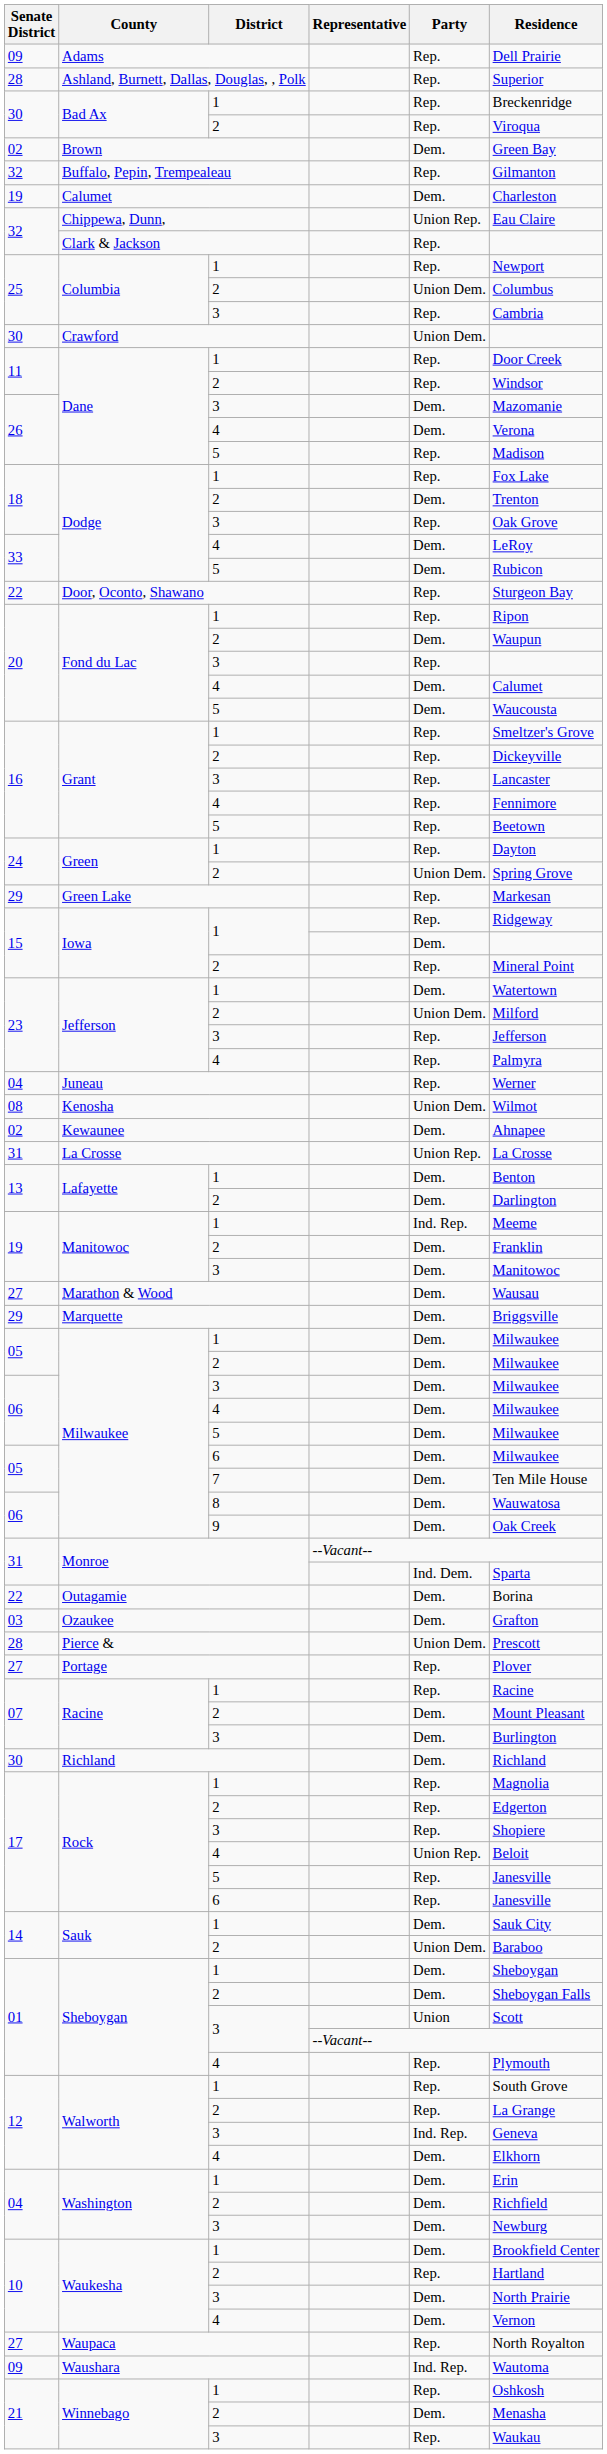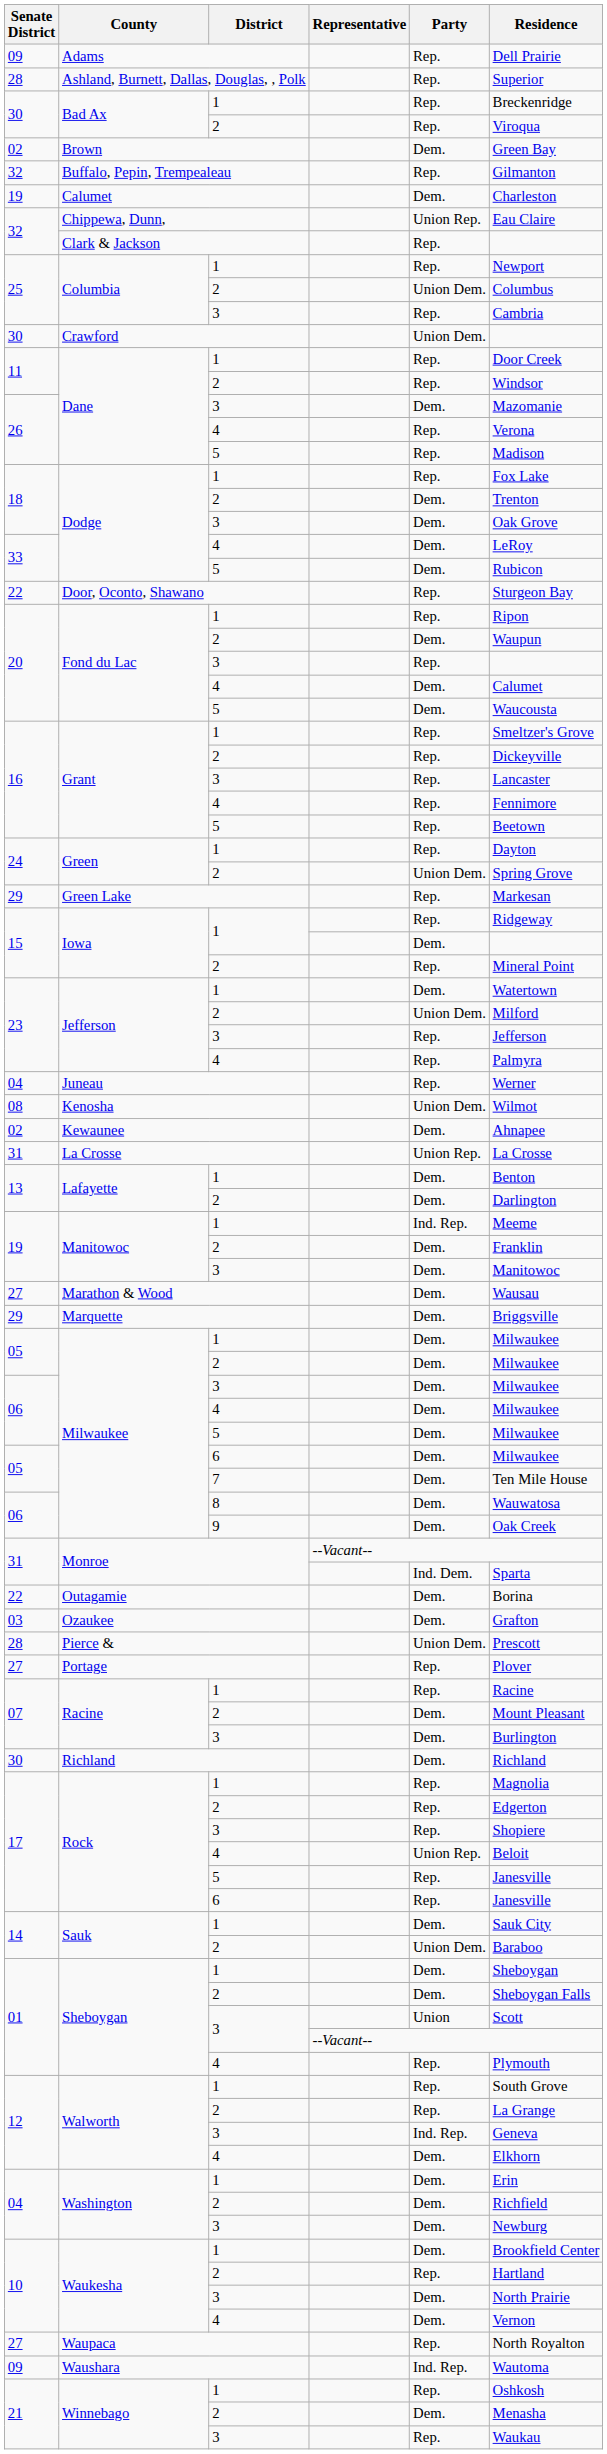(429, 429) Dem. -> (427, 429) Rep.
(427, 522) Rep. -> (429, 522) Dem.
